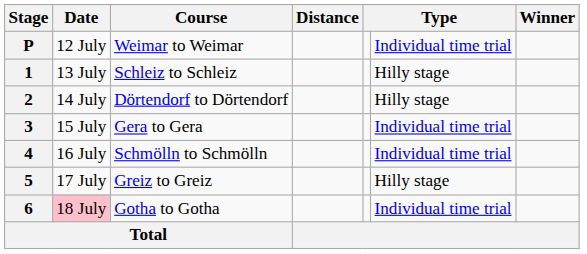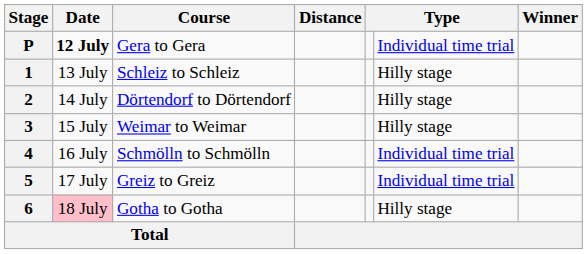(81, 45) normal -> (83, 45) bold
(179, 45) Weimar to Weimar -> (161, 45) Gera to Gera
(158, 126) Gera to Gera -> (182, 126) Weimar to Weimar
(443, 126) Individual time trial -> (415, 126) Hilly stage
(412, 180) Hilly stage -> (446, 180) Individual time trial
(443, 208) Individual time trial -> (415, 208) Hilly stage
